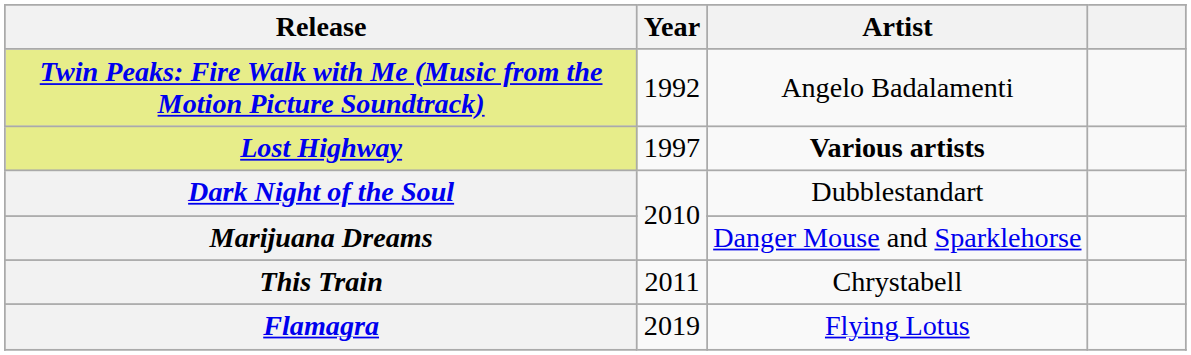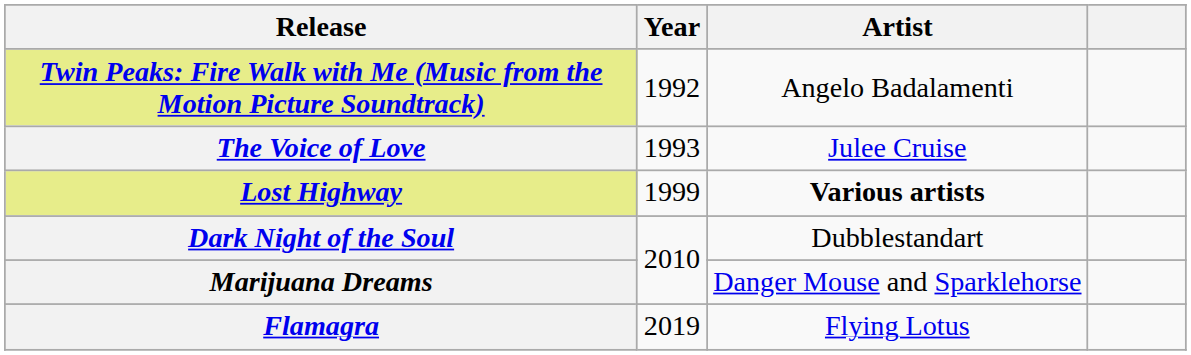+ row: (321, 147)
(672, 147) 1997 -> (672, 192) 1999
- row: (321, 281)
